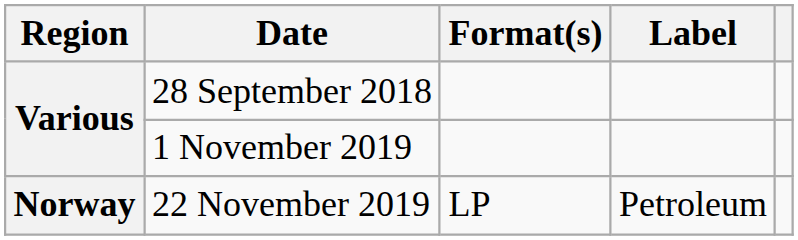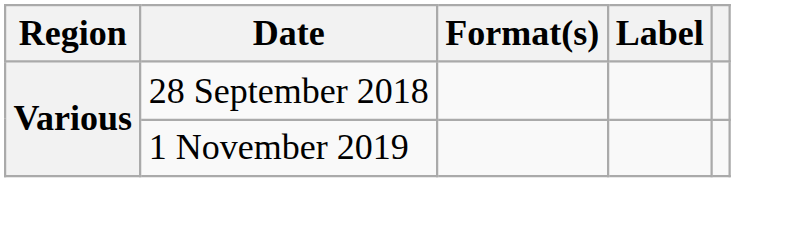- row: (291, 204)
